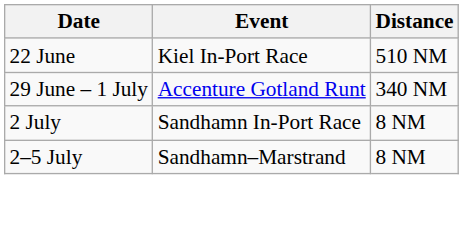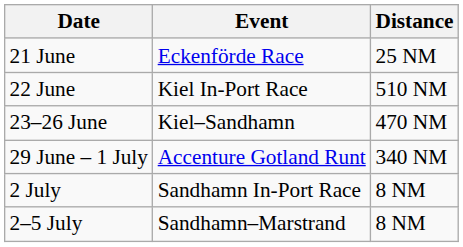+ row: (42, 55)
+ row: (58, 122)
